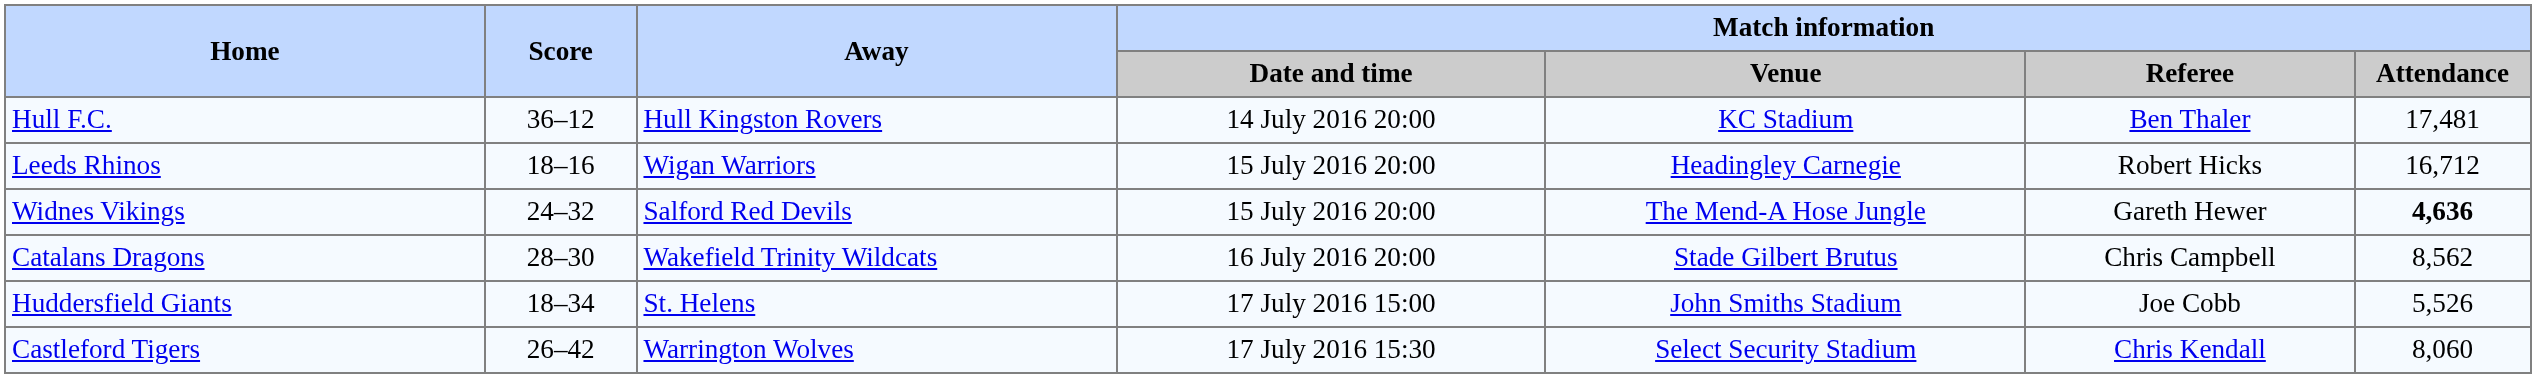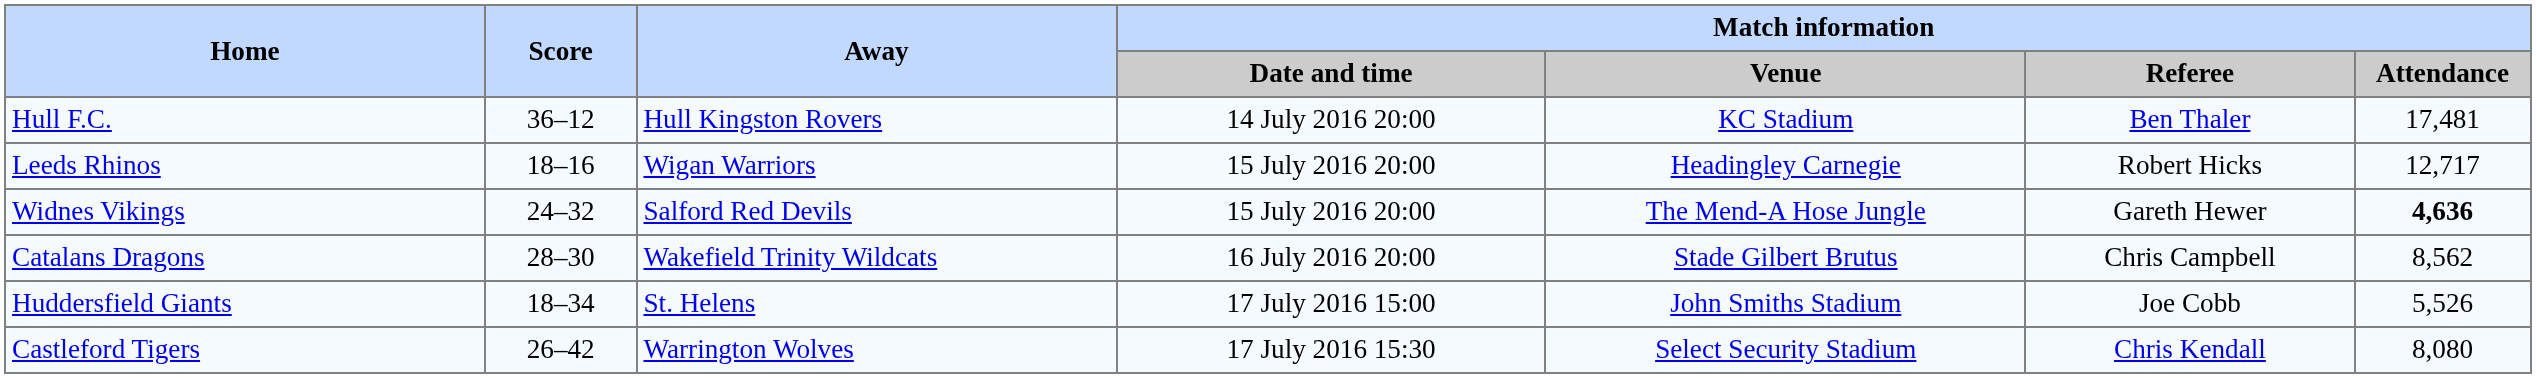(2443, 165) 16,712 -> (2443, 165) 12,717
(2443, 349) 8,060 -> (2443, 349) 8,080
